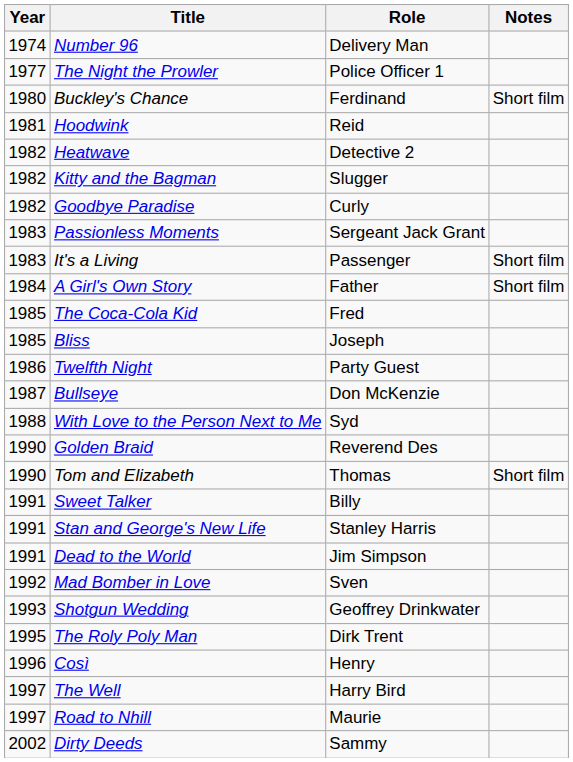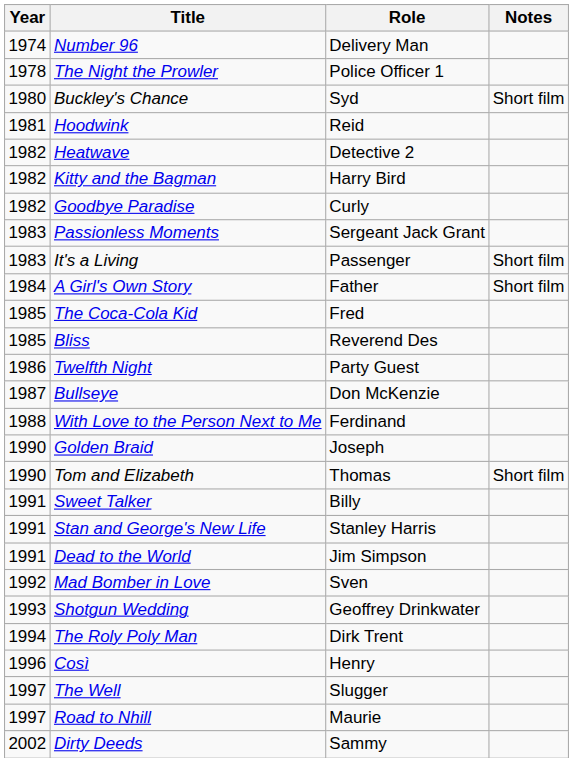(27, 71) 1977 -> (27, 71) 1978
(368, 98) Ferdinand -> (344, 98) Syd
(359, 179) Slugger -> (368, 179) Harry Bird
(357, 340) Joseph -> (384, 340) Reverend Des
(344, 421) Syd -> (368, 421) Ferdinand
(384, 448) Reverend Des -> (357, 448) Joseph
(27, 636) 1995 -> (27, 636) 1994
(368, 690) Harry Bird -> (359, 690) Slugger
